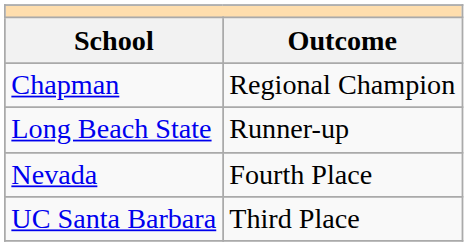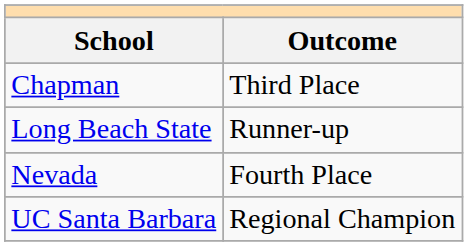(342, 84) Regional Champion -> (295, 84) Third Place
(295, 218) Third Place -> (342, 218) Regional Champion
